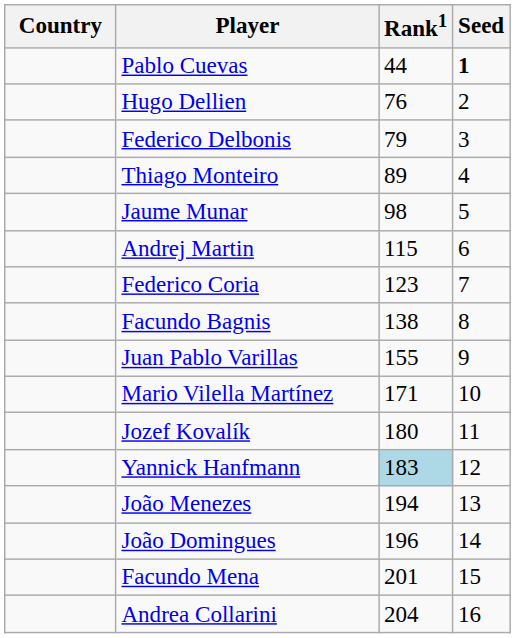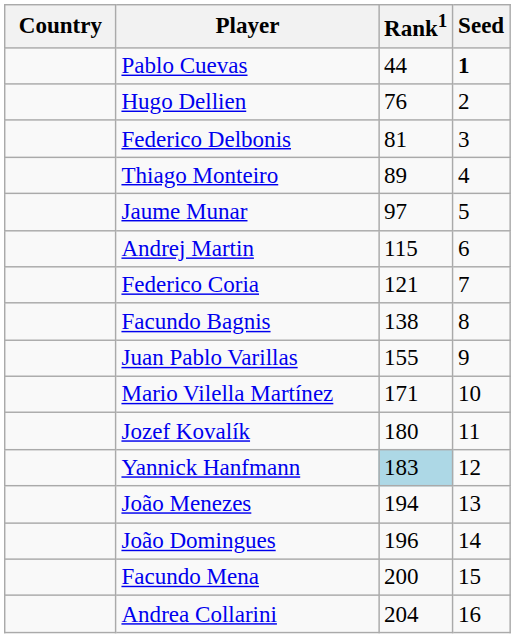(396, 138) 79 -> (396, 138) 81
(396, 211) 98 -> (396, 211) 97
(401, 284) 123 -> (401, 284) 121
(401, 577) 201 -> (401, 577) 200
